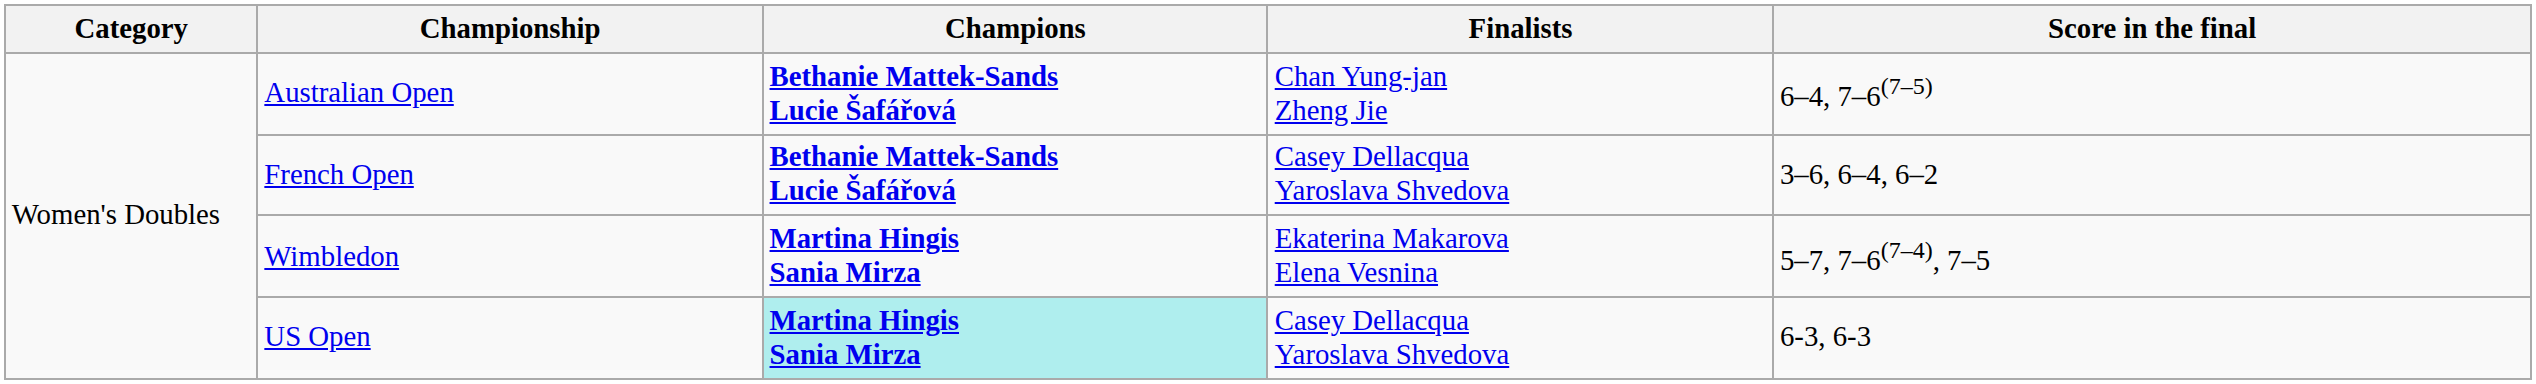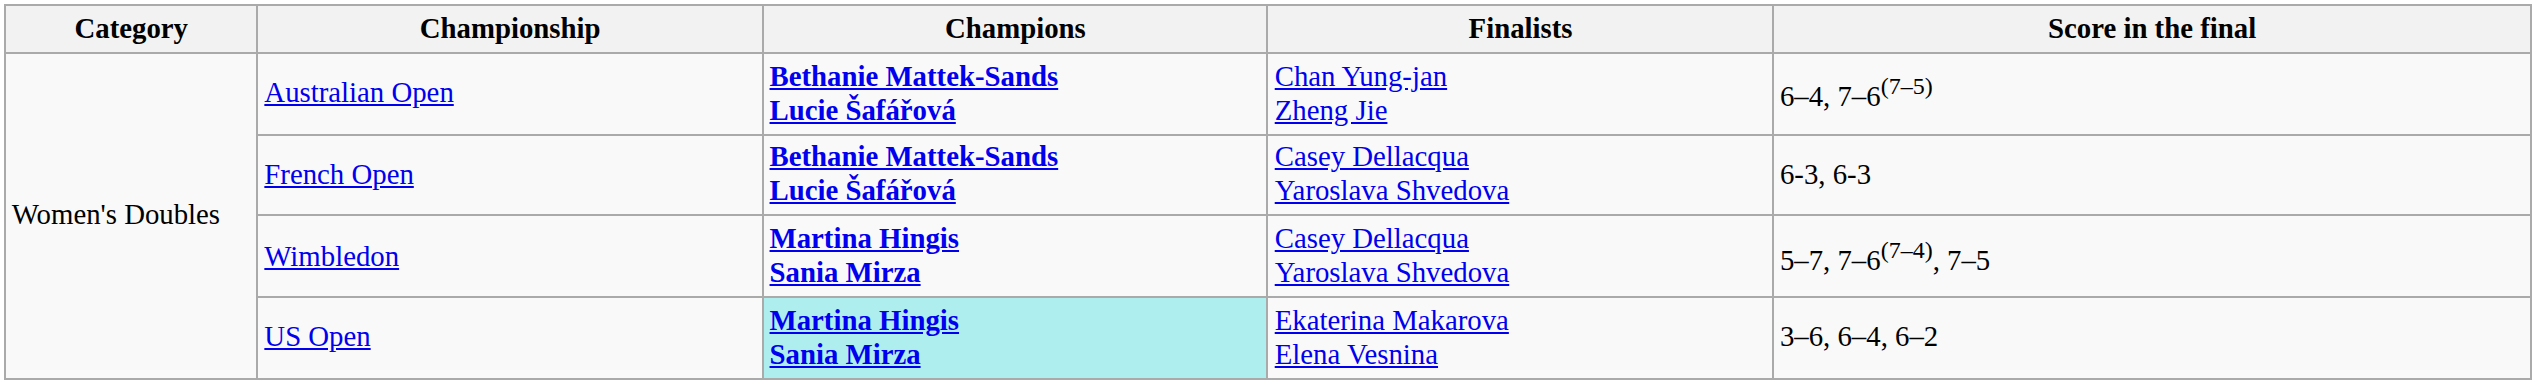(1859, 174) 3–6, 6–4, 6–2 -> (1825, 174) 6-3, 6-3
(1392, 256) Ekaterina Makarova Elena Vesnina -> (1392, 256) Casey Dellacqua Yaroslava Shvedova
(1392, 337) Casey Dellacqua Yaroslava Shvedova -> (1392, 337) Ekaterina Makarova Elena Vesnina
(1825, 337) 6-3, 6-3 -> (1859, 337) 3–6, 6–4, 6–2
